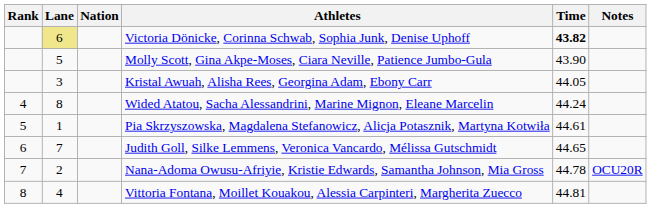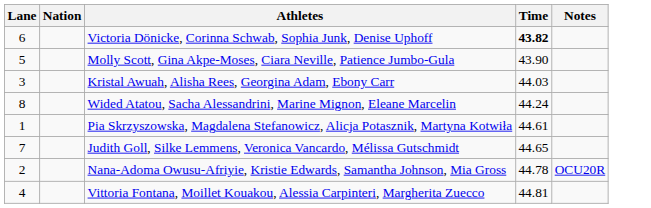- column: (23, 15)
(59, 37) khaki background -> (22, 37) no background
(571, 81) 44.05 -> (533, 81) 44.03
